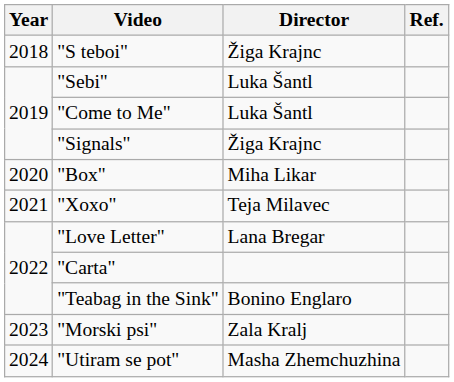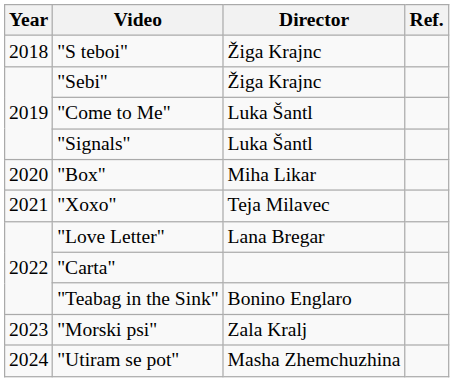(270, 81) Luka Šantl -> (275, 81) Žiga Krajnc
(275, 143) Žiga Krajnc -> (270, 143) Luka Šantl
